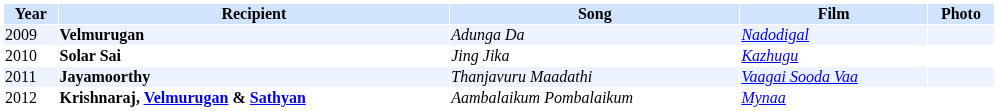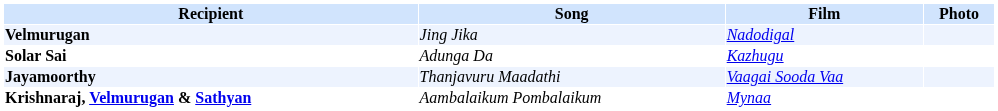- column: (31, 14)
(488, 34) Adunga Da -> (449, 34) Jing Jika
(480, 56) Jing Jika -> (456, 56) Adunga Da
